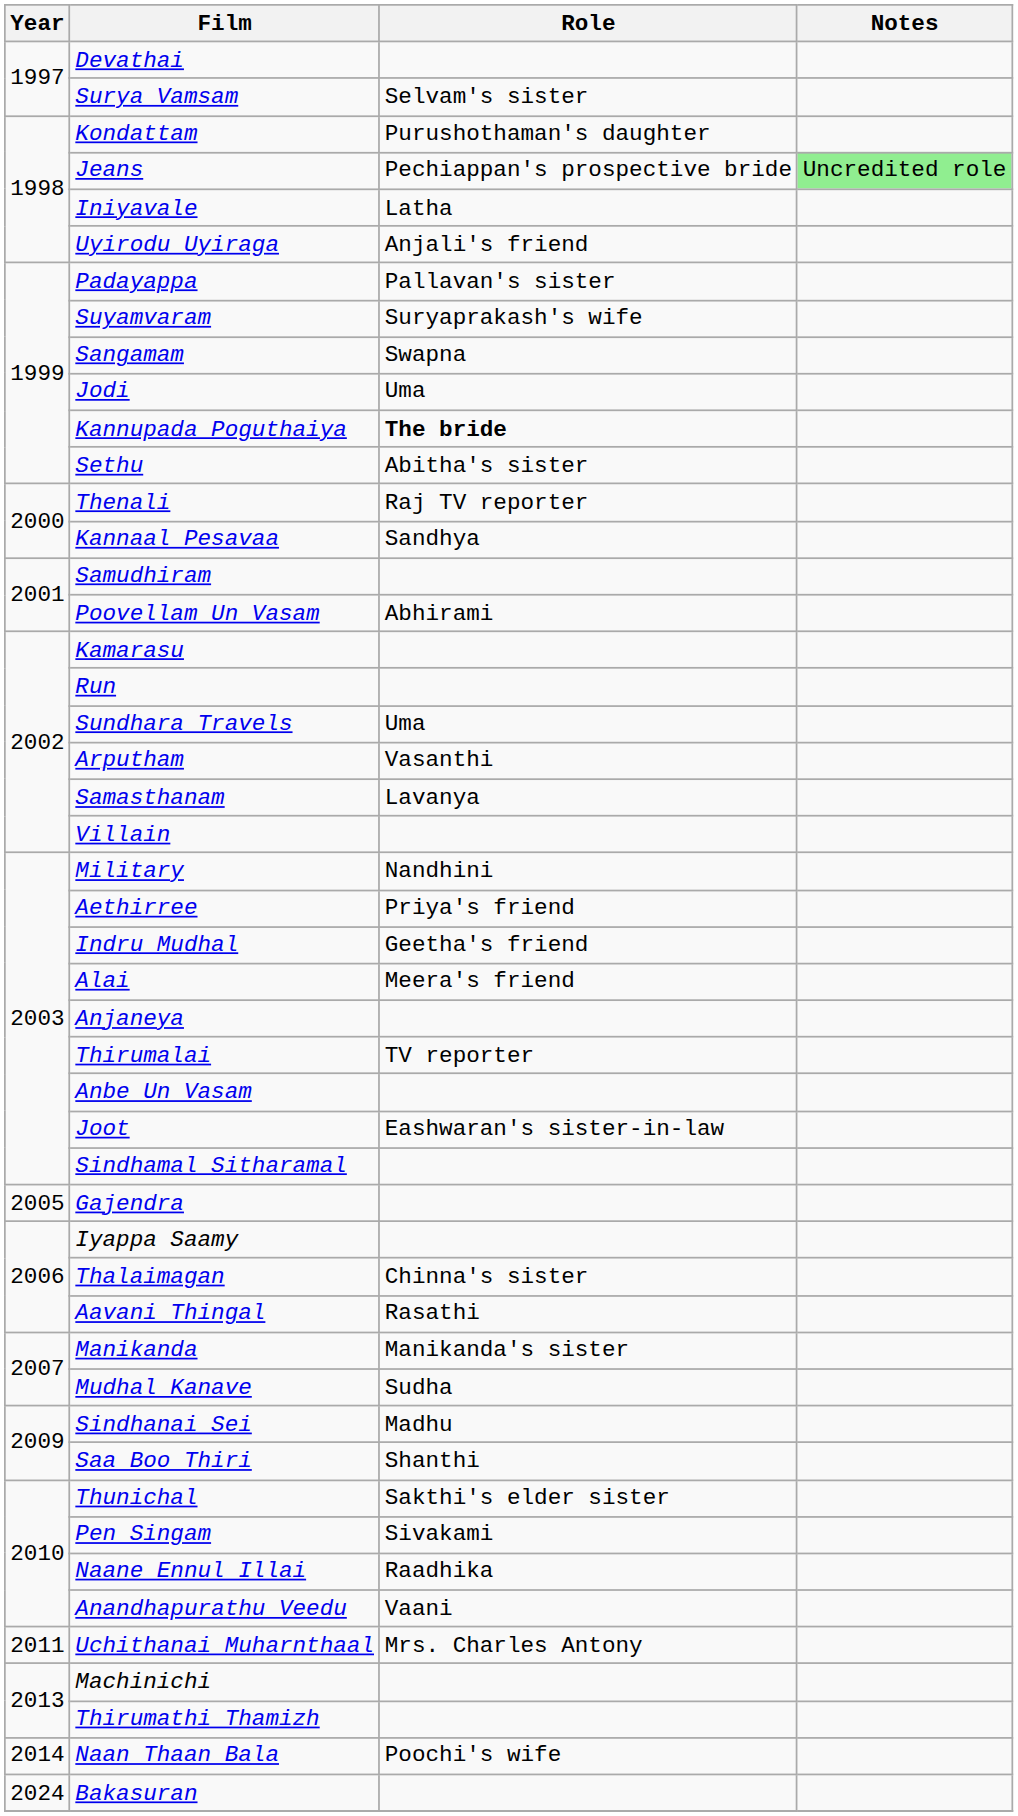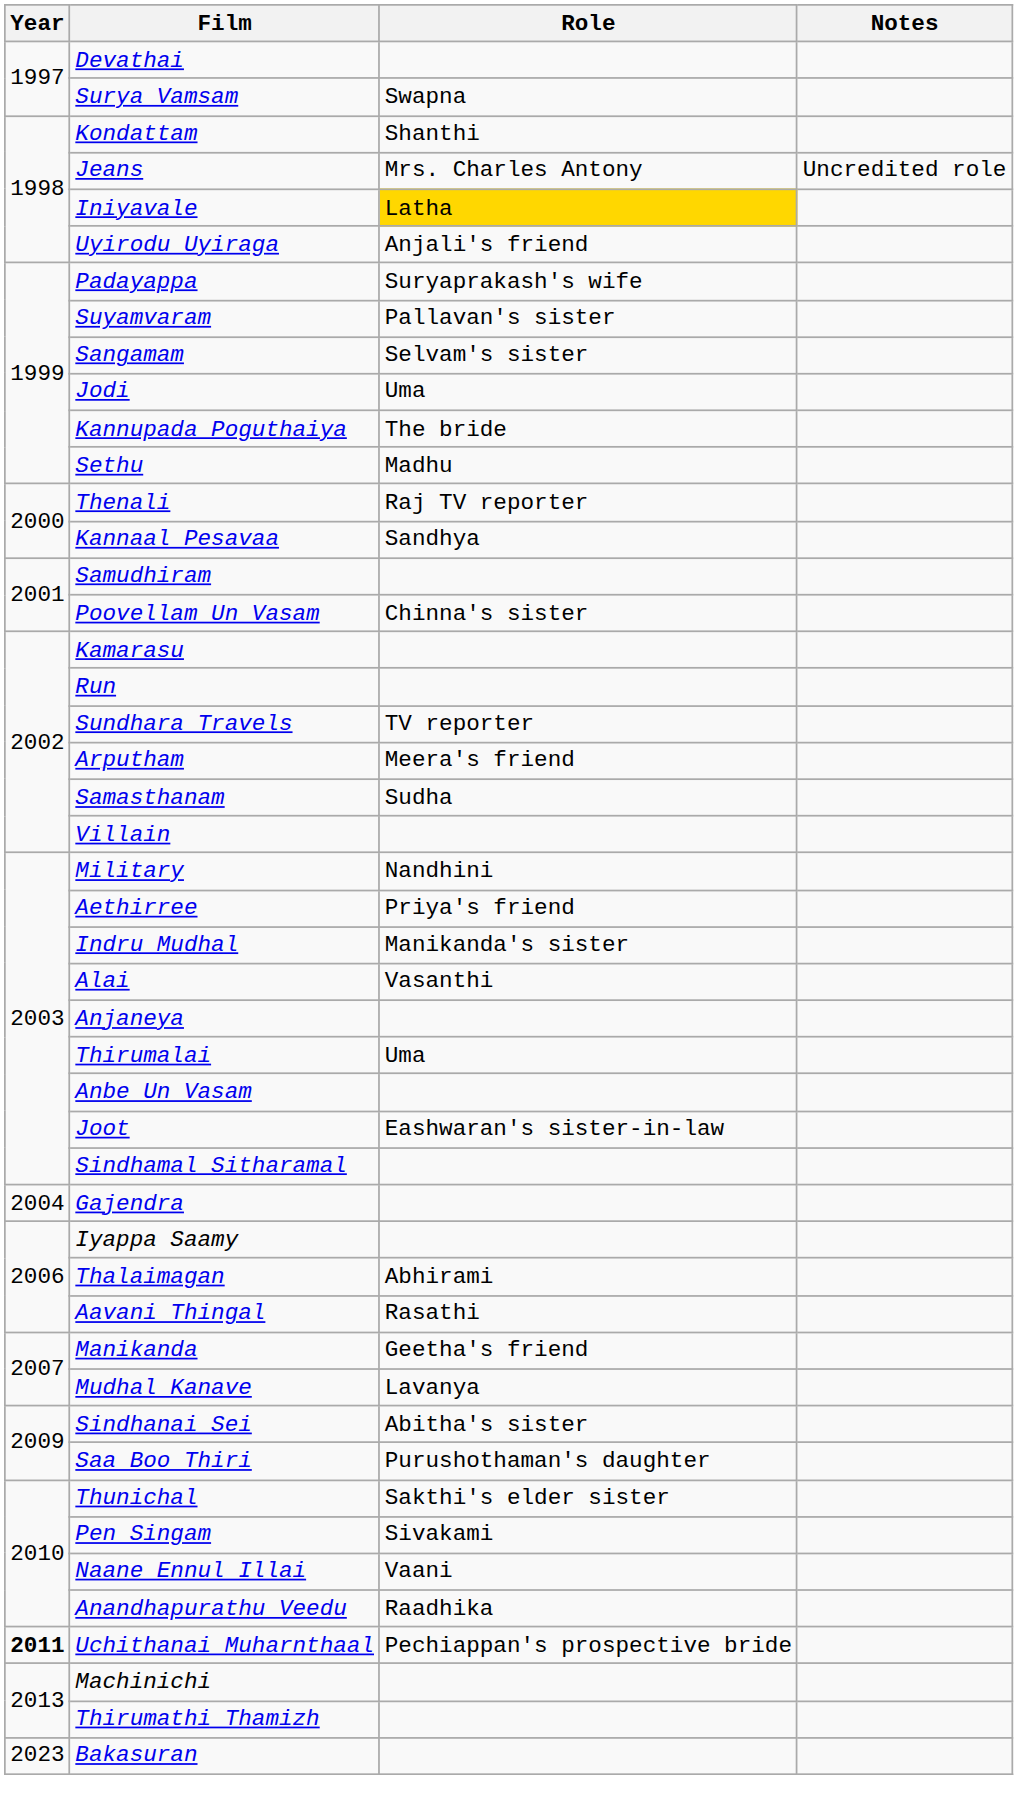(487, 97) Selvam's sister -> (425, 97) Swapna
(548, 134) Purushothaman's daughter -> (432, 134) Shanthi
(588, 171) Pechiappan's prospective bride -> (514, 171) Mrs. Charles Antony
(905, 171) lightgreen background -> (905, 171) no background
(419, 208) no background -> (419, 208) gold background
(500, 281) Pallavan's sister -> (514, 281) Suryaprakash's wife
(514, 318) Suryaprakash's wife -> (500, 318) Pallavan's sister
(425, 355) Swapna -> (487, 355) Selvam's sister
(446, 429) bold -> (446, 429) normal
(487, 466) Abitha's sister -> (419, 466) Madhu
(439, 613) Abhirami -> (487, 613) Chinna's sister
(405, 724) Uma -> (459, 724) TV reporter
(439, 761) Vasanthi -> (480, 761) Meera's friend
(432, 797) Lavanya -> (419, 797) Sudha
(487, 945) Geetha's friend -> (507, 945) Manikanda's sister
(480, 982) Meera's friend -> (439, 982) Vasanthi
(459, 1056) TV reporter -> (405, 1056) Uma
(37, 1203) 2005 -> (37, 1203) 2004
(487, 1277) Chinna's sister -> (439, 1277) Abhirami
(507, 1350) Manikanda's sister -> (487, 1350) Geetha's friend
(419, 1387) Sudha -> (432, 1387) Lavanya
(419, 1424) Madhu -> (487, 1424) Abitha's sister
(432, 1461) Shanthi -> (548, 1461) Purushothaman's daughter
(439, 1572) Raadhika -> (419, 1572) Vaani
(419, 1609) Vaani -> (439, 1609) Raadhika
(37, 1645) normal -> (37, 1645) bold
(514, 1645) Mrs. Charles Antony -> (588, 1645) Pechiappan's prospective bride
- row: (177, 1756)
(37, 1793) 2024 -> (37, 1756) 2023
